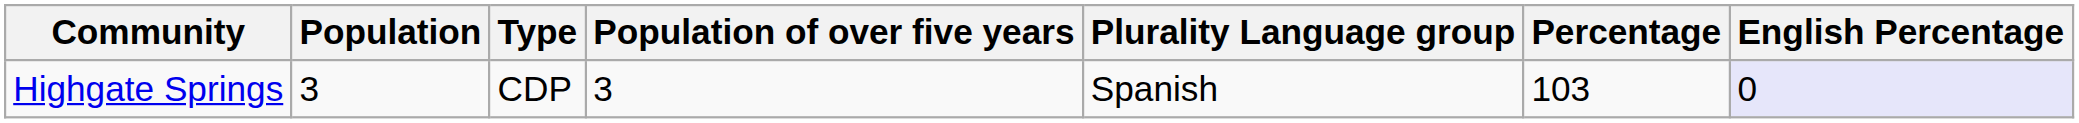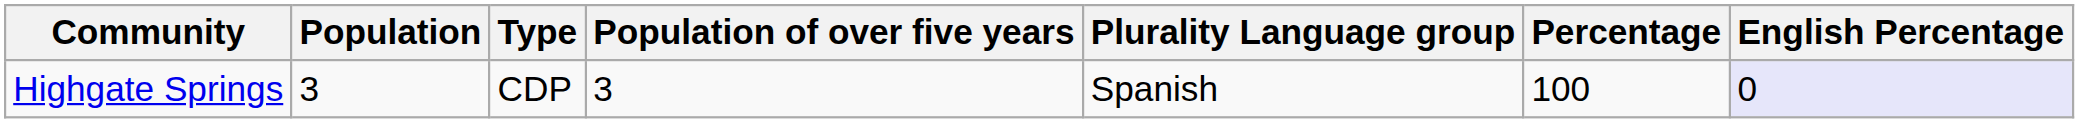(1561, 88) 103 -> (1561, 88) 100
